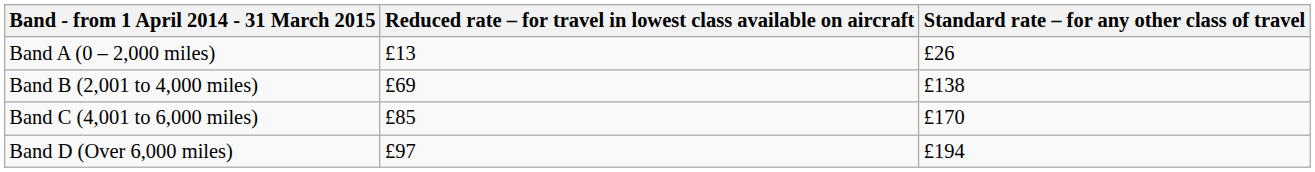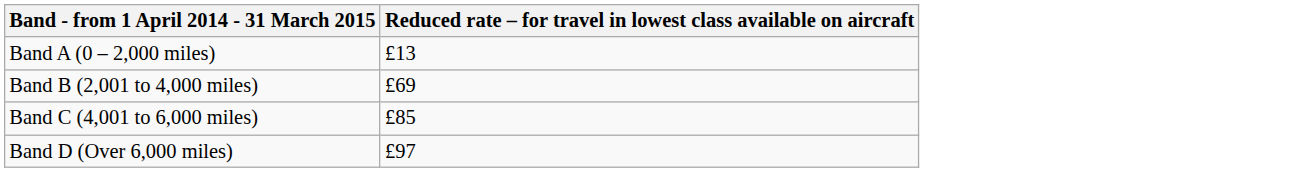- column: (1115, 20)
